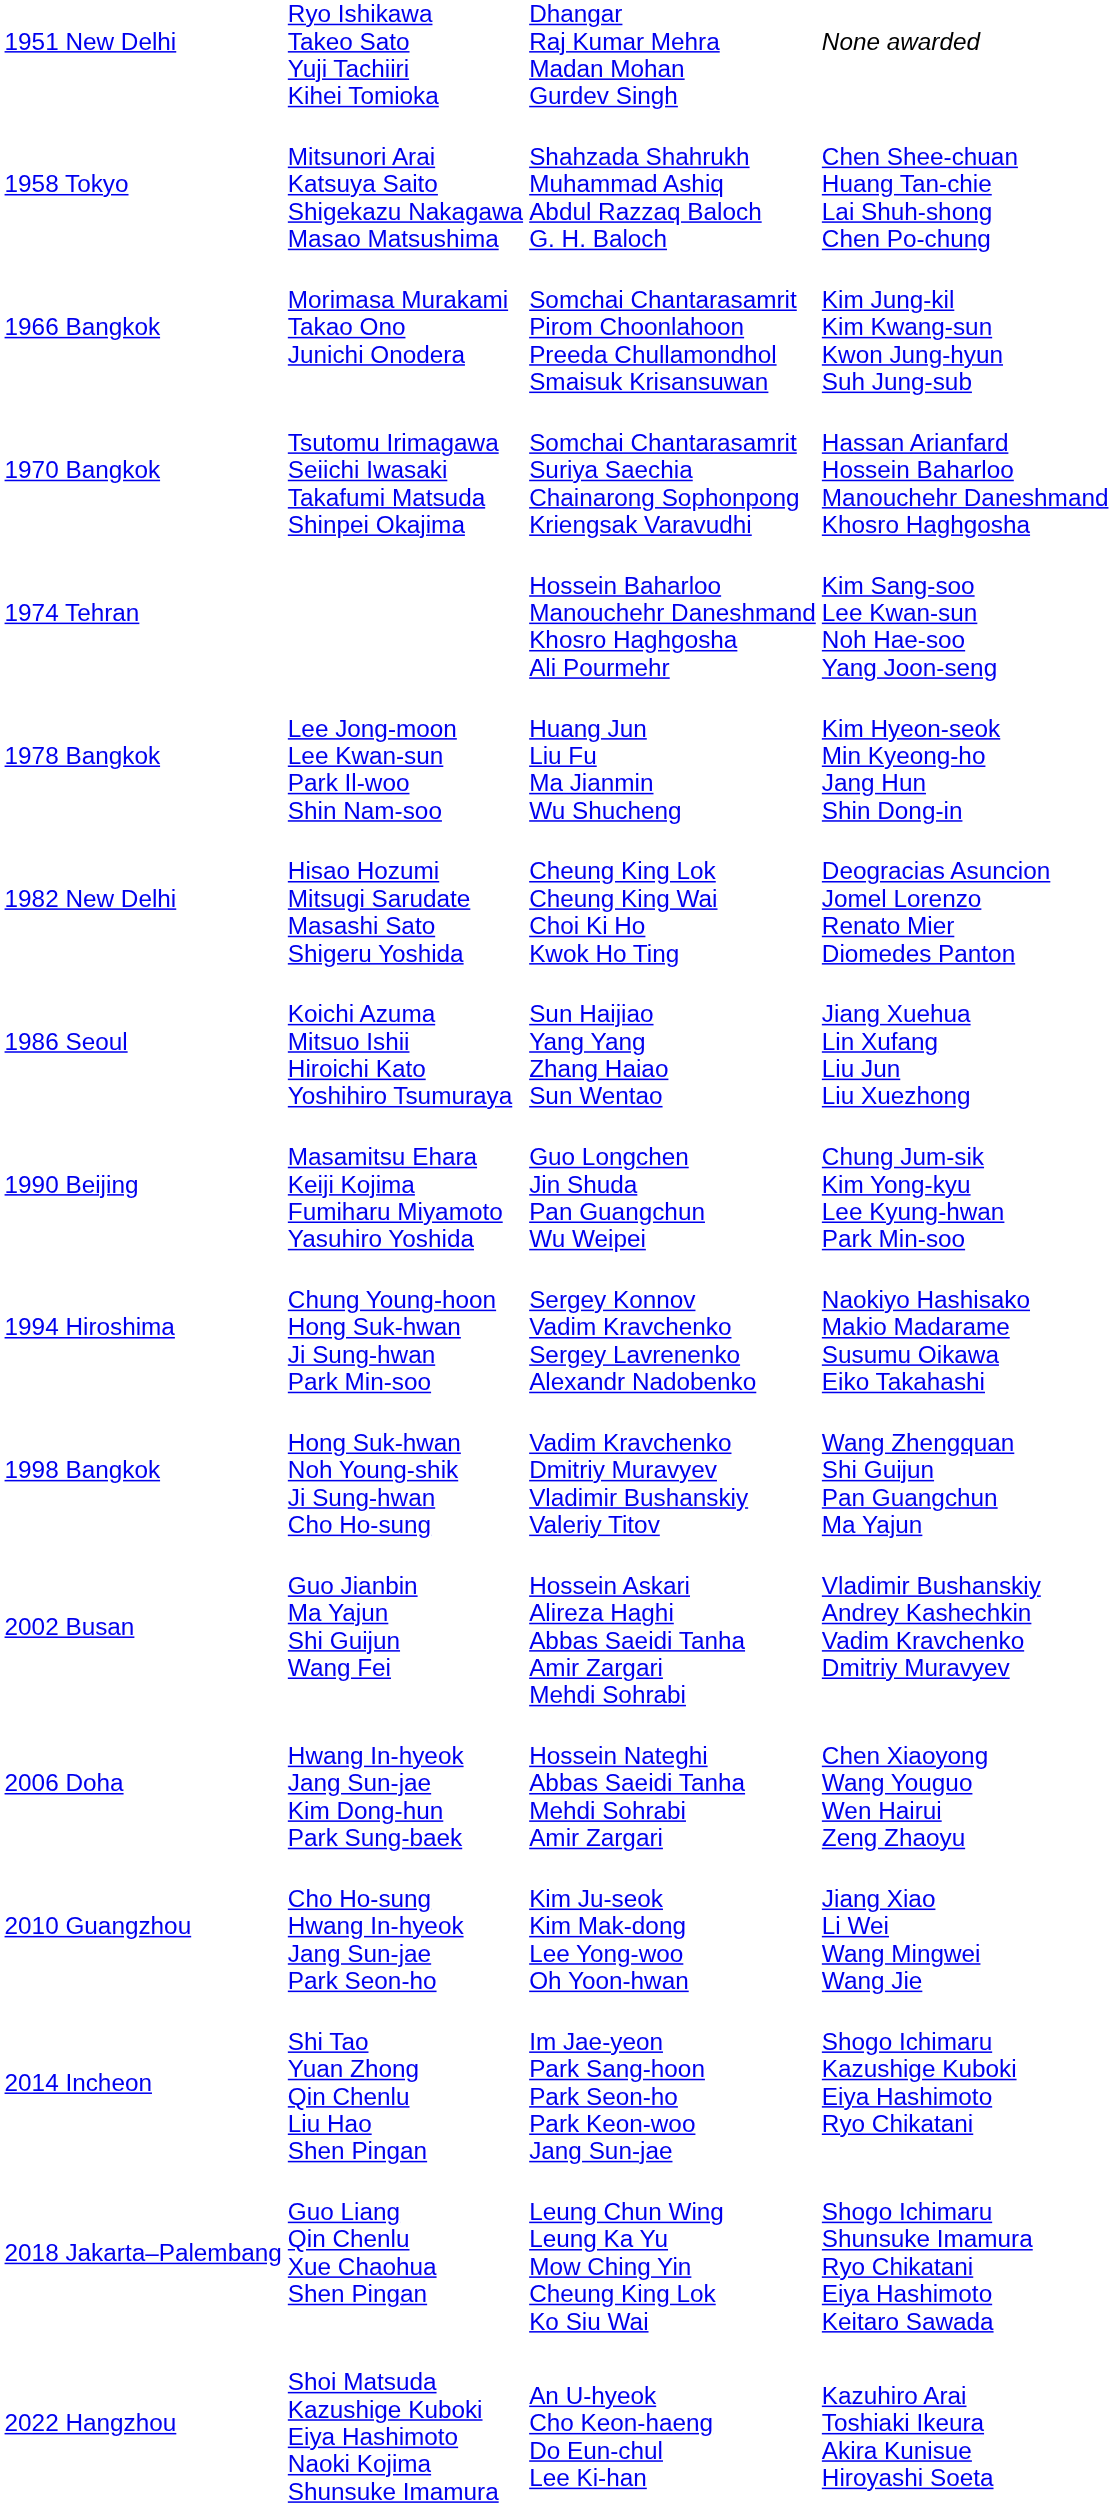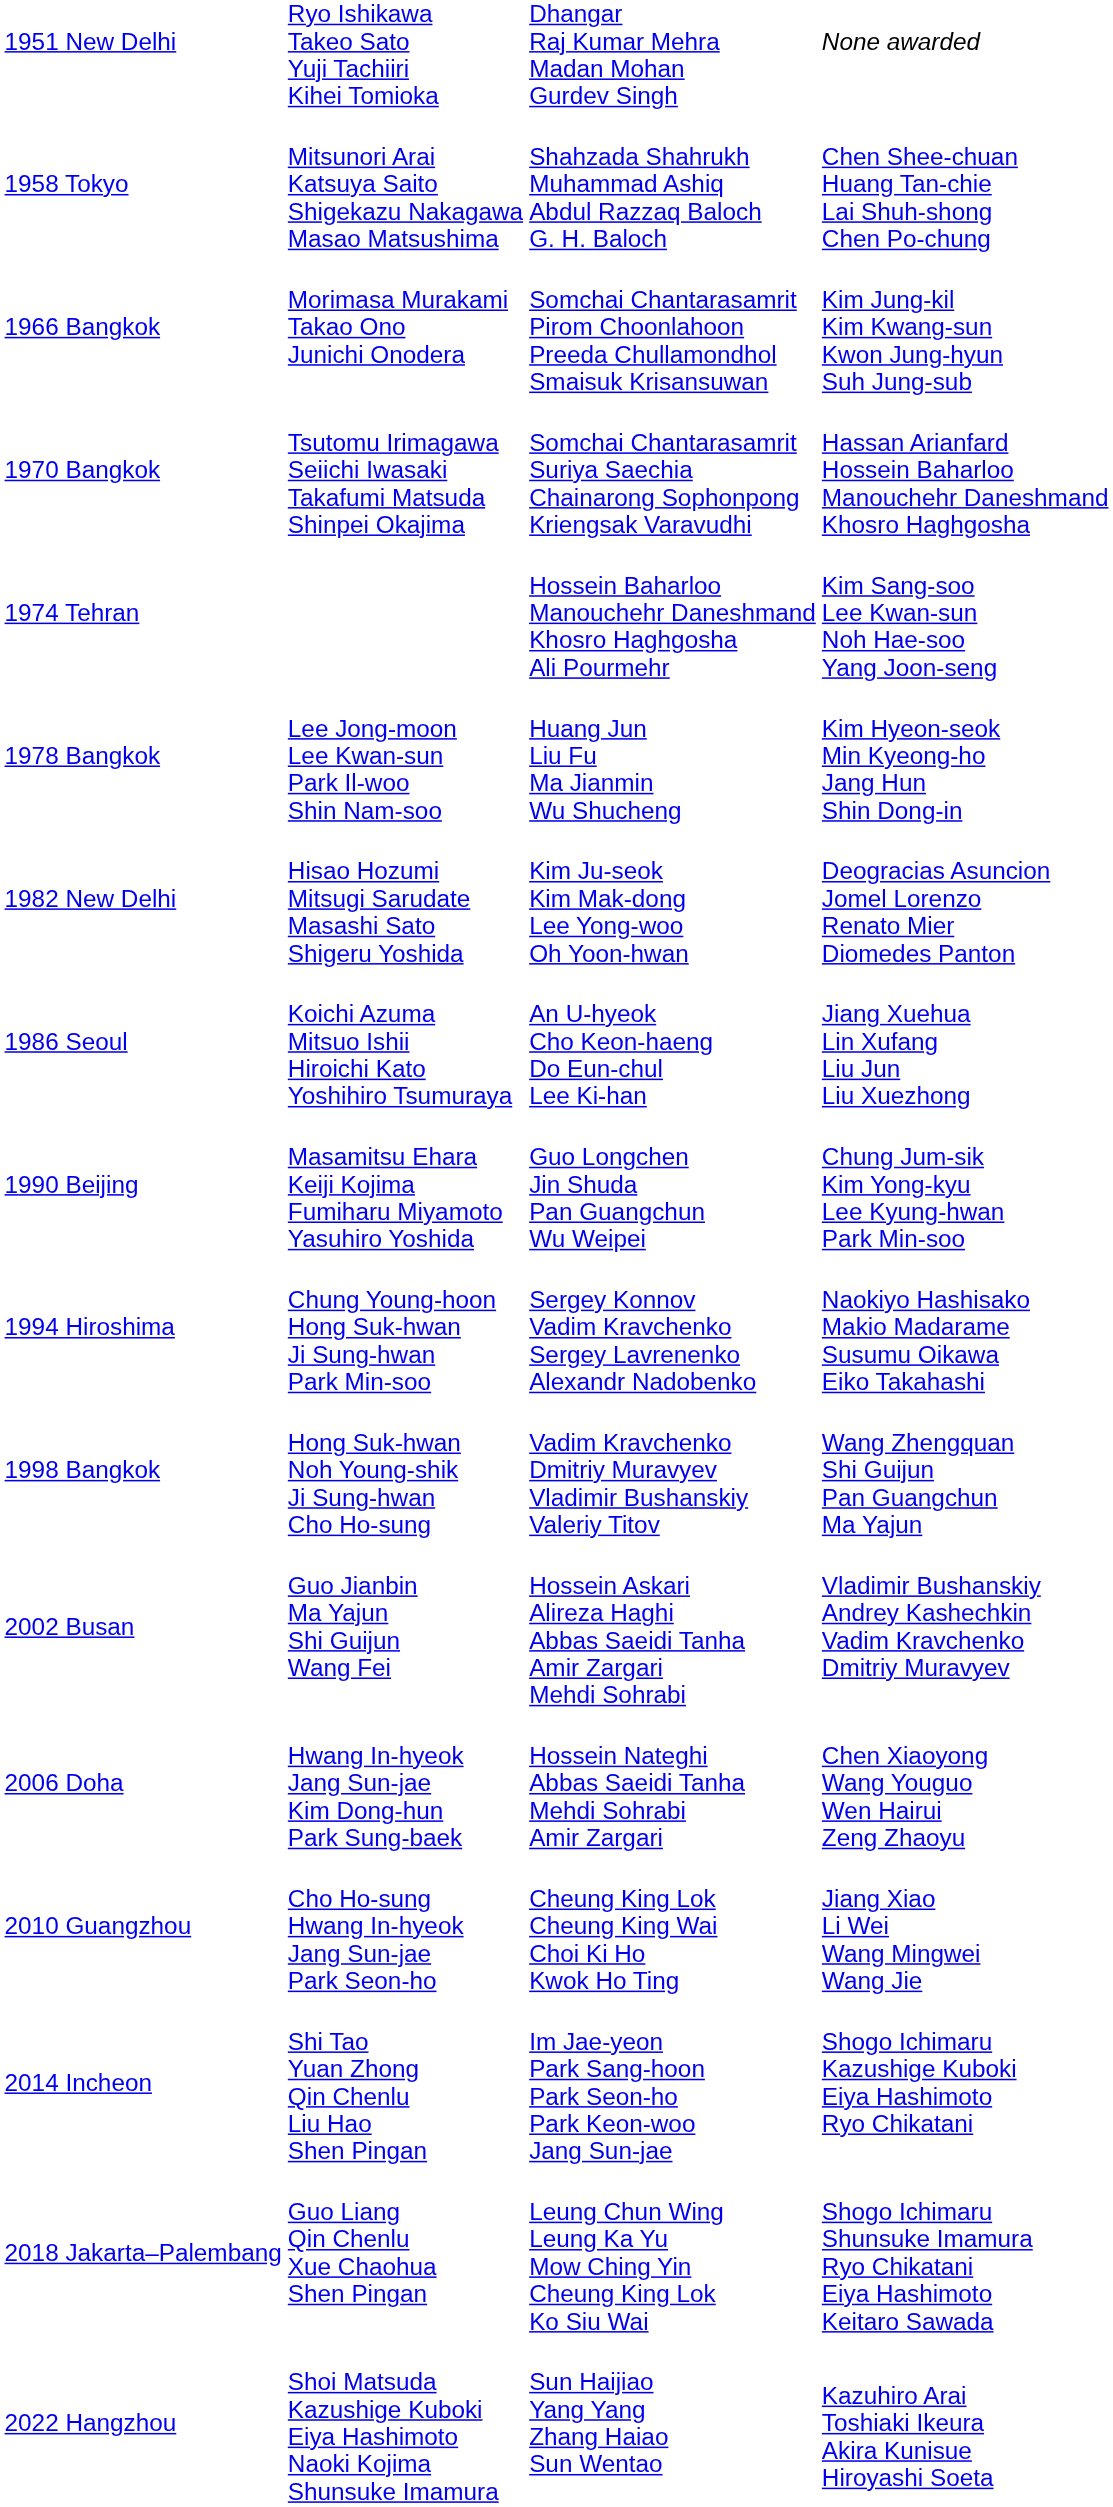(623, 912) Cheung King Lok Cheung King Wai Choi Ki Ho Kwok Ho Ting -> (609, 912) Kim Ju-seok Kim Mak-dong Lee Yong-woo Oh Yoon-hwan
(599, 1055) Sun Haijiao Yang Yang Zhang Haiao Sun Wentao -> (621, 1055) An U-hyeok Cho Keon-haeng Do Eun-chul Lee Ki-han
(609, 1940) Kim Ju-seok Kim Mak-dong Lee Yong-woo Oh Yoon-hwan -> (623, 1940) Cheung King Lok Cheung King Wai Choi Ki Ho Kwok Ho Ting
(621, 2437) An U-hyeok Cho Keon-haeng Do Eun-chul Lee Ki-han -> (599, 2423) Sun Haijiao Yang Yang Zhang Haiao Sun Wentao
